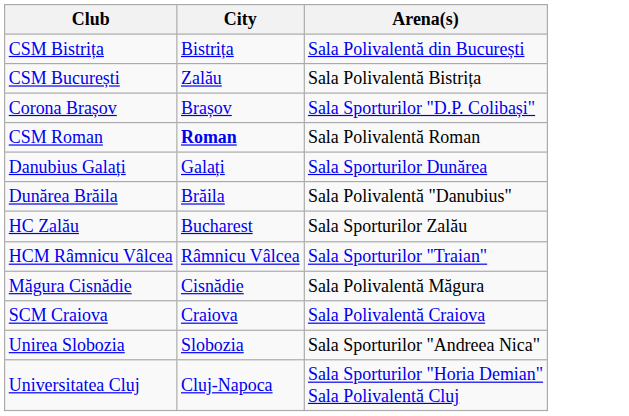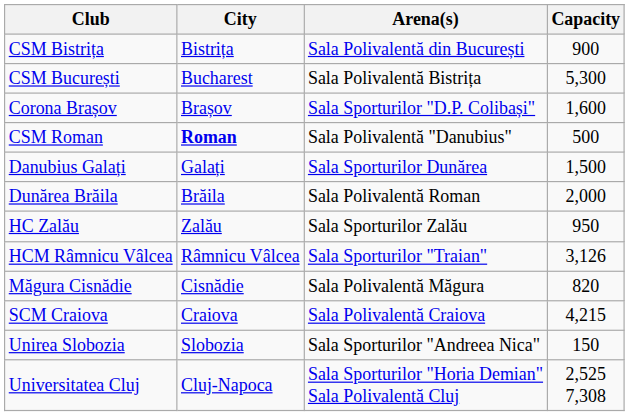+ column: (586, 19)
(201, 78) Zalău -> (217, 78) Bucharest
(394, 137) Sala Polivalentă Roman -> (410, 137) Sala Polivalentă "Danubius"
(410, 196) Sala Polivalentă "Danubius" -> (394, 196) Sala Polivalentă Roman
(217, 226) Bucharest -> (201, 226) Zalău
